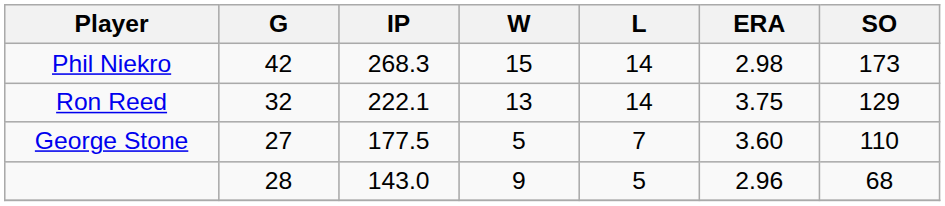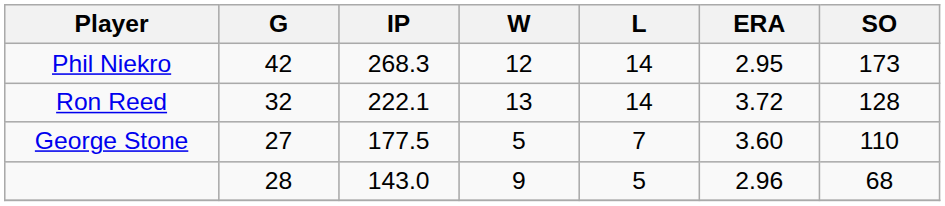(519, 63) 15 -> (519, 63) 12
(759, 63) 2.98 -> (759, 63) 2.95
(759, 102) 3.75 -> (759, 102) 3.72
(879, 102) 129 -> (879, 102) 128
